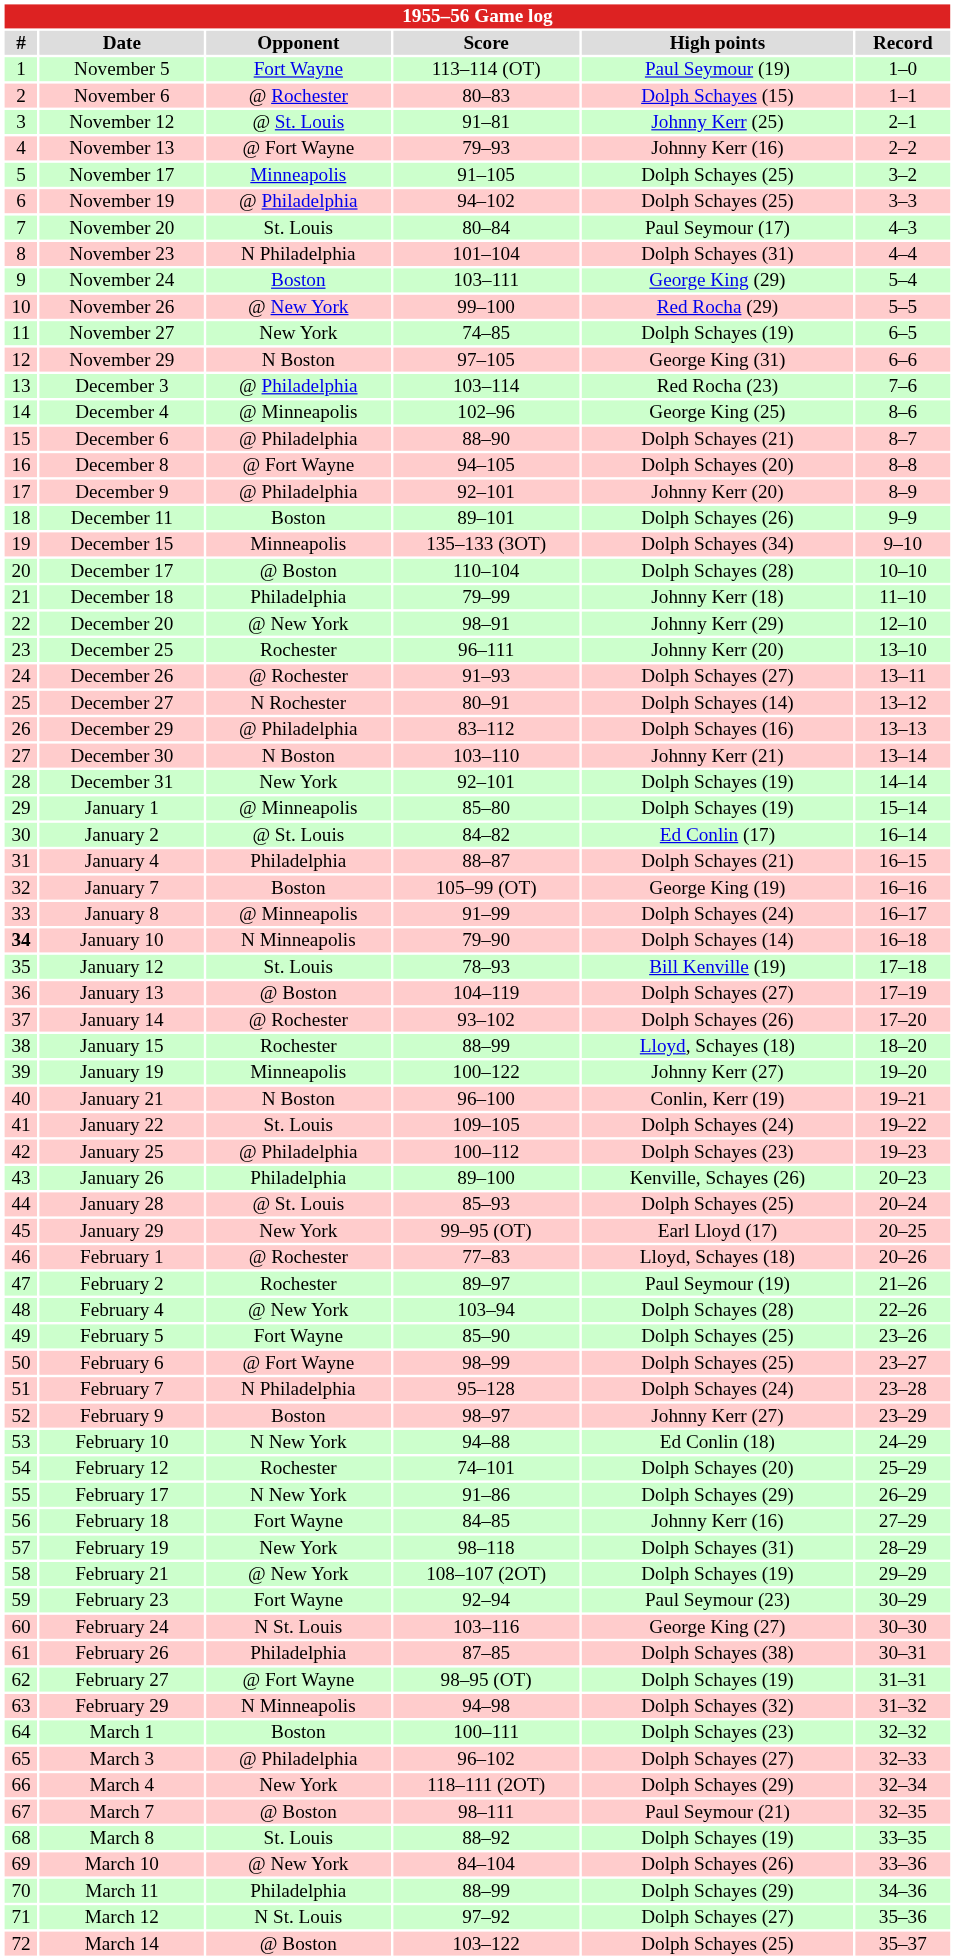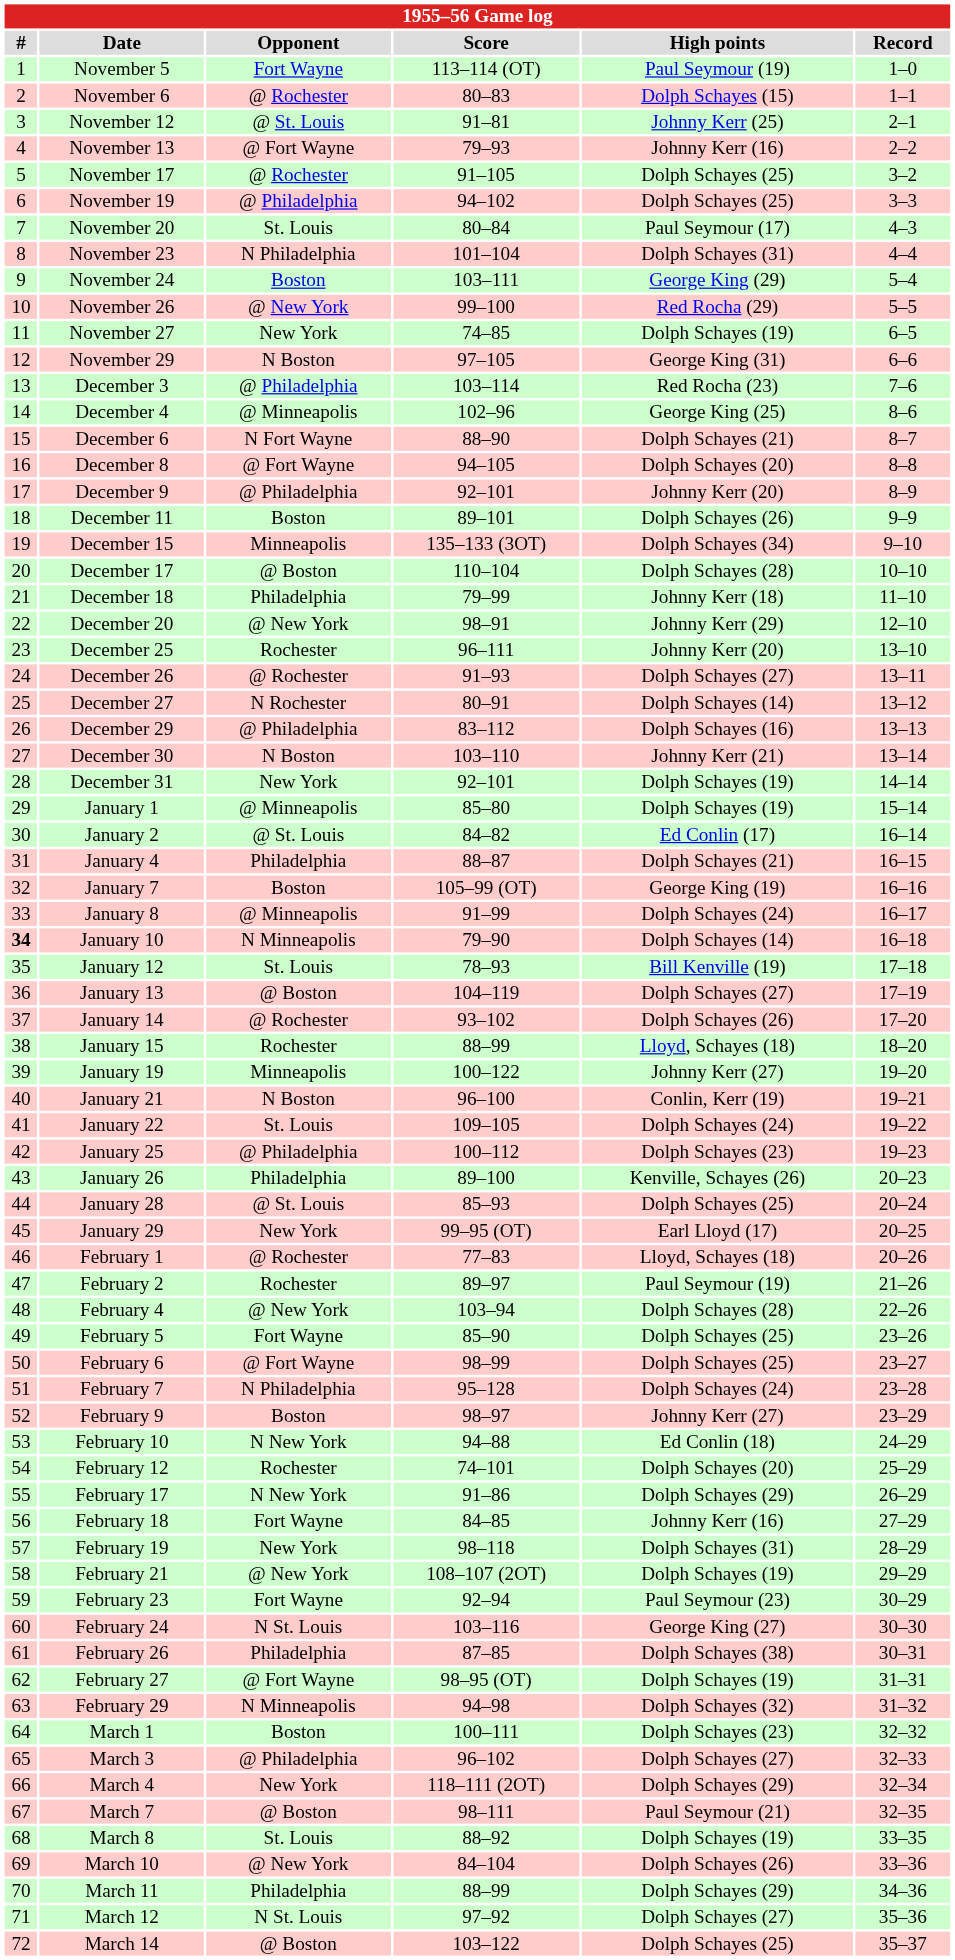(298, 174) Minneapolis -> (298, 174) @ Rochester
(298, 438) @ Philadelphia -> (298, 438) N Fort Wayne
